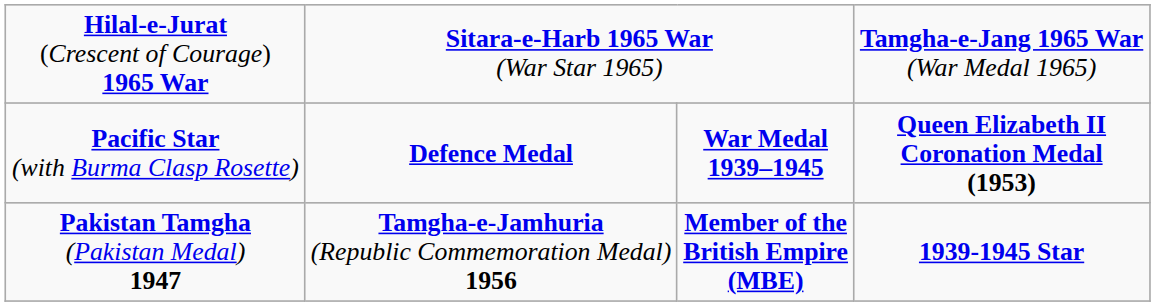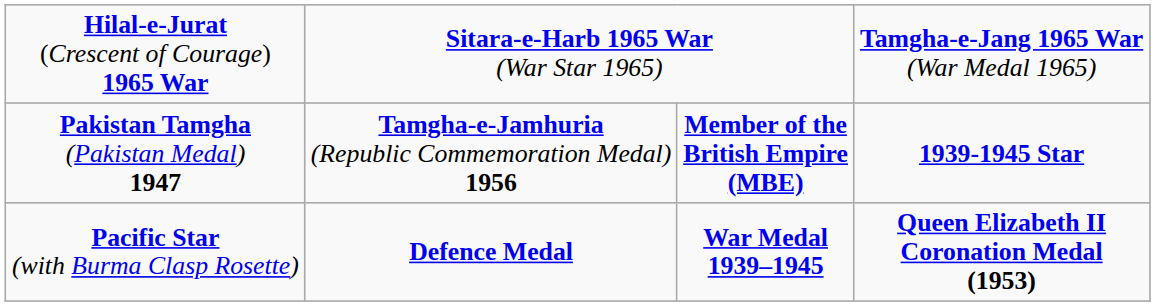rows swapped: (155, 251) <-> (155, 152)
